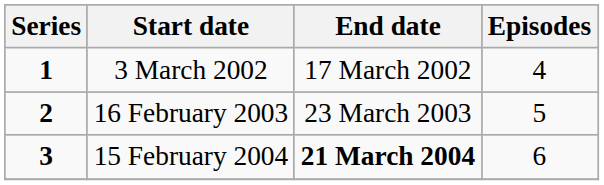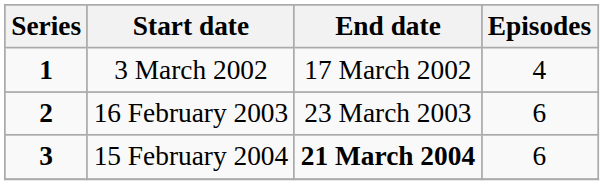(539, 112) 5 -> (539, 112) 6
